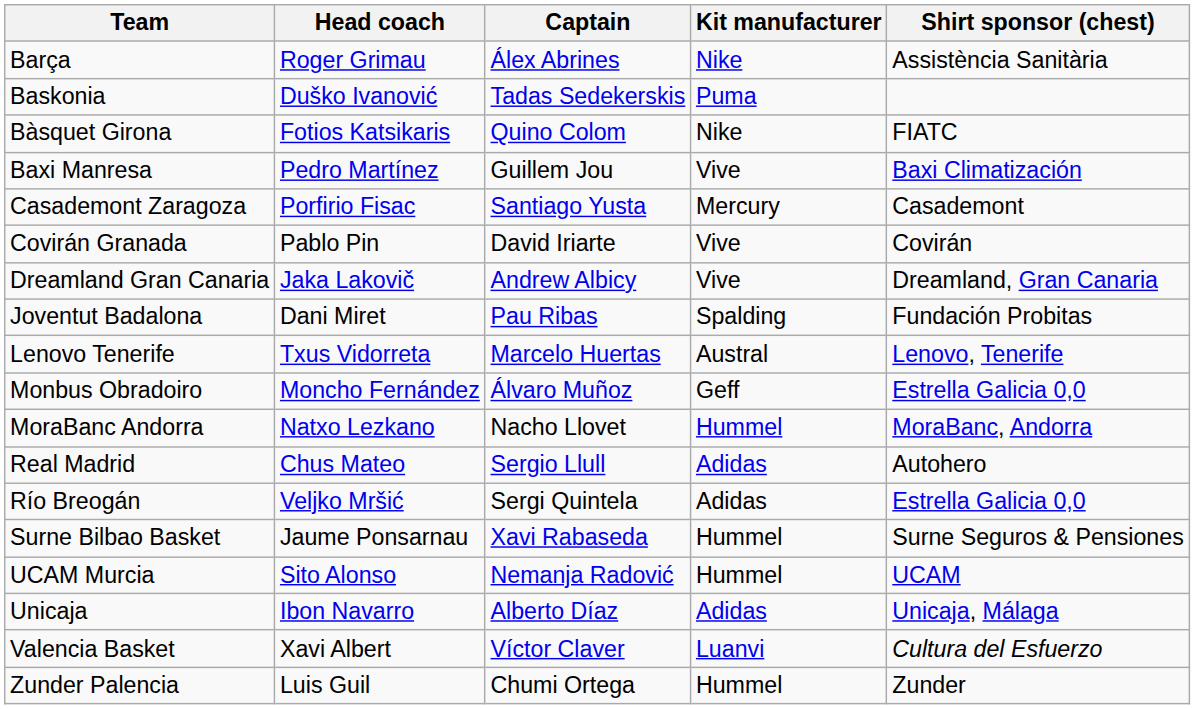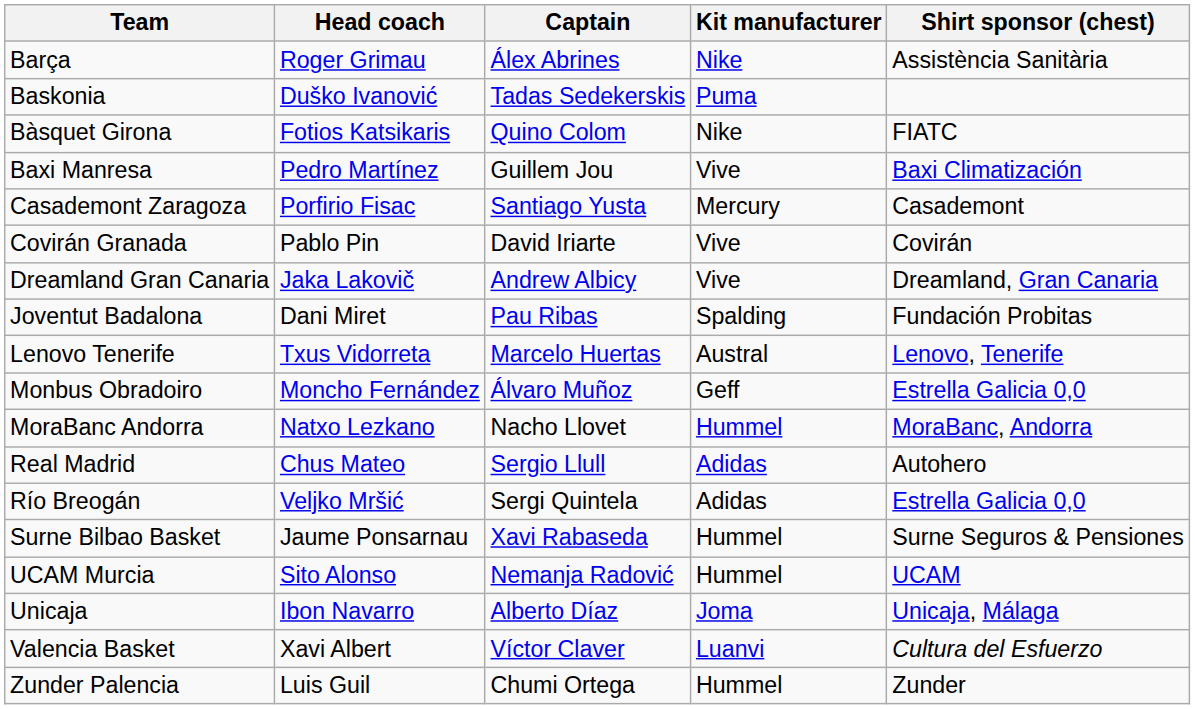(731, 611) Adidas -> (724, 611) Joma
